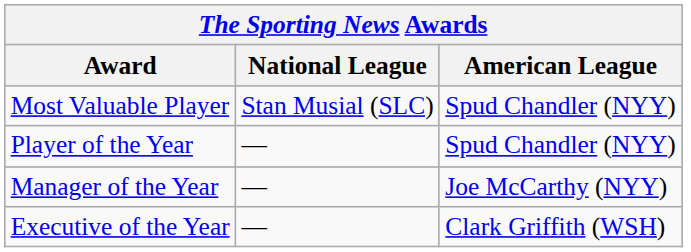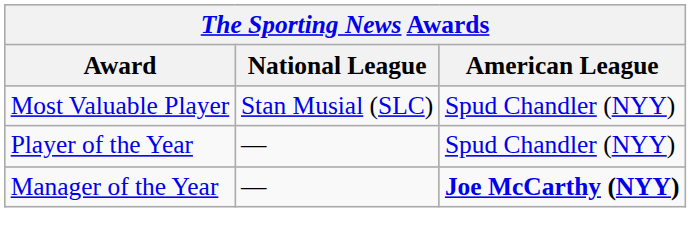(556, 186) normal -> (562, 186) bold
- row: (120, 226)
